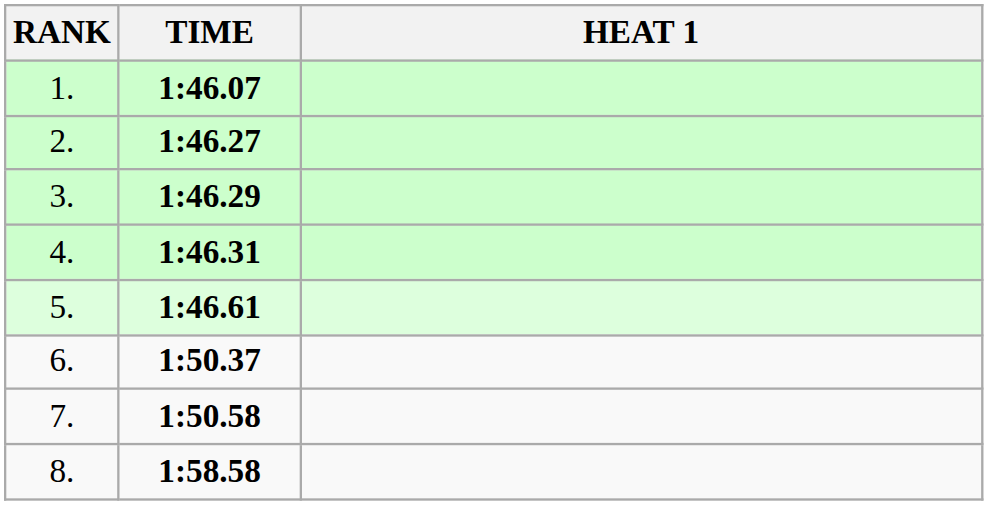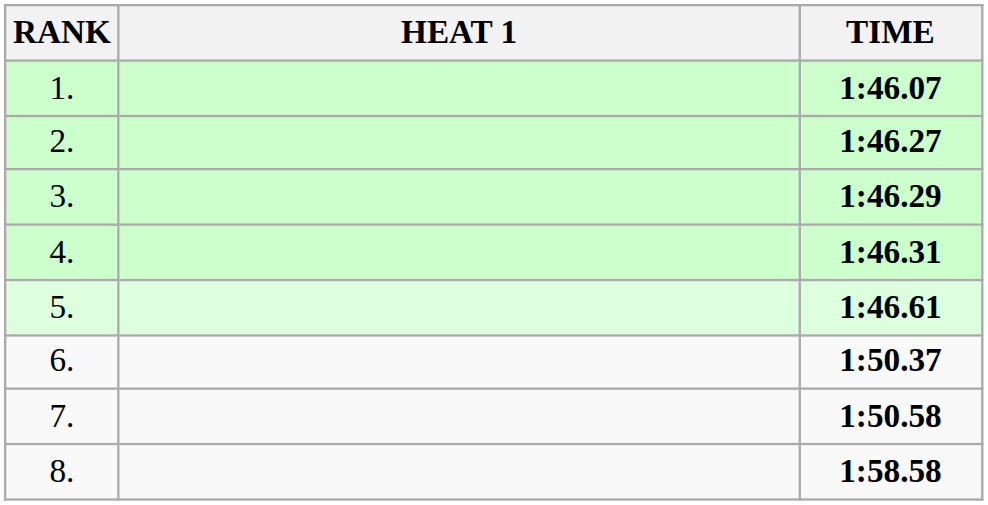columns swapped: (641, 32) <-> (210, 32)
